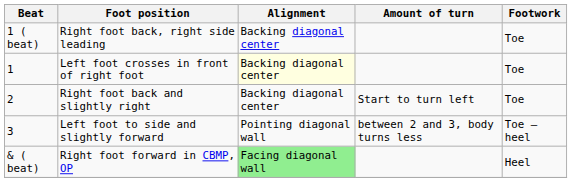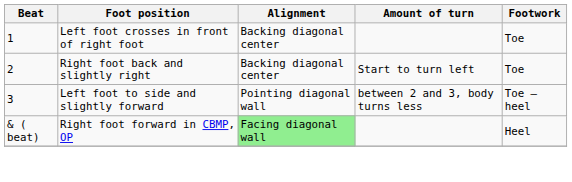- row: (147, 38)
(292, 69) lightyellow background -> (292, 38) no background
